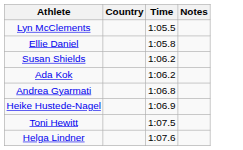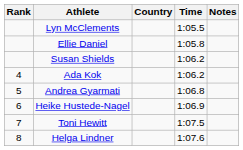+ column: (19, 12)
